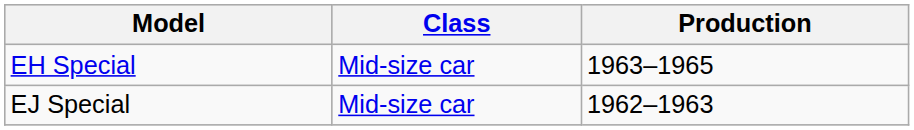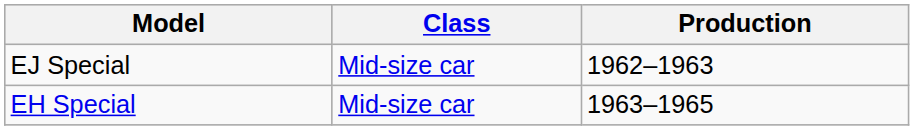rows swapped: (70, 104) <-> (73, 64)
